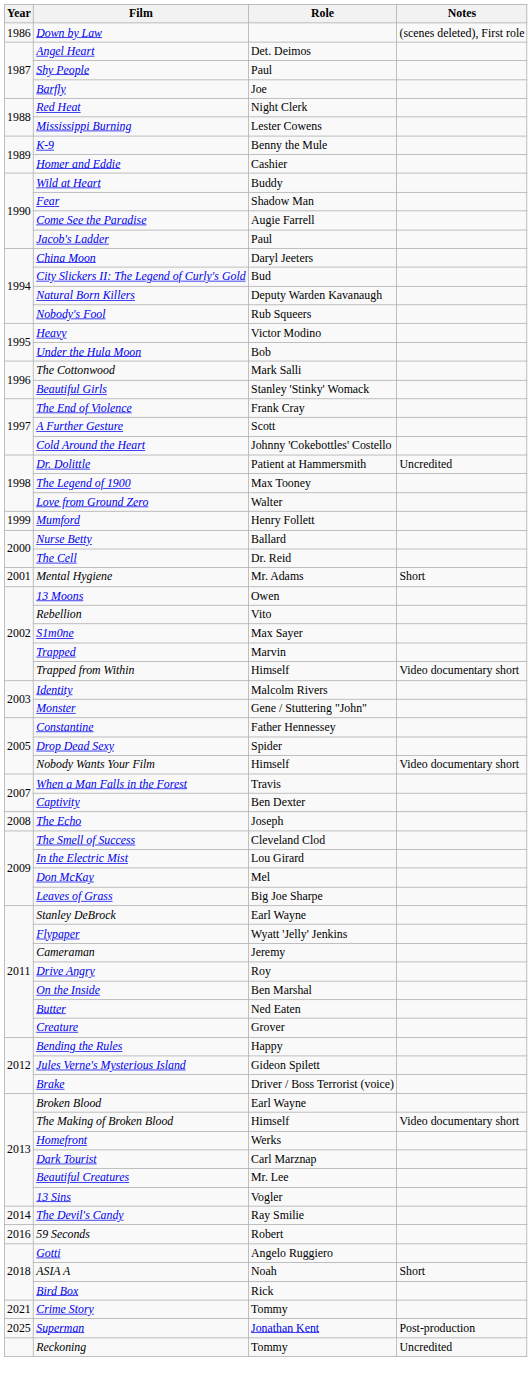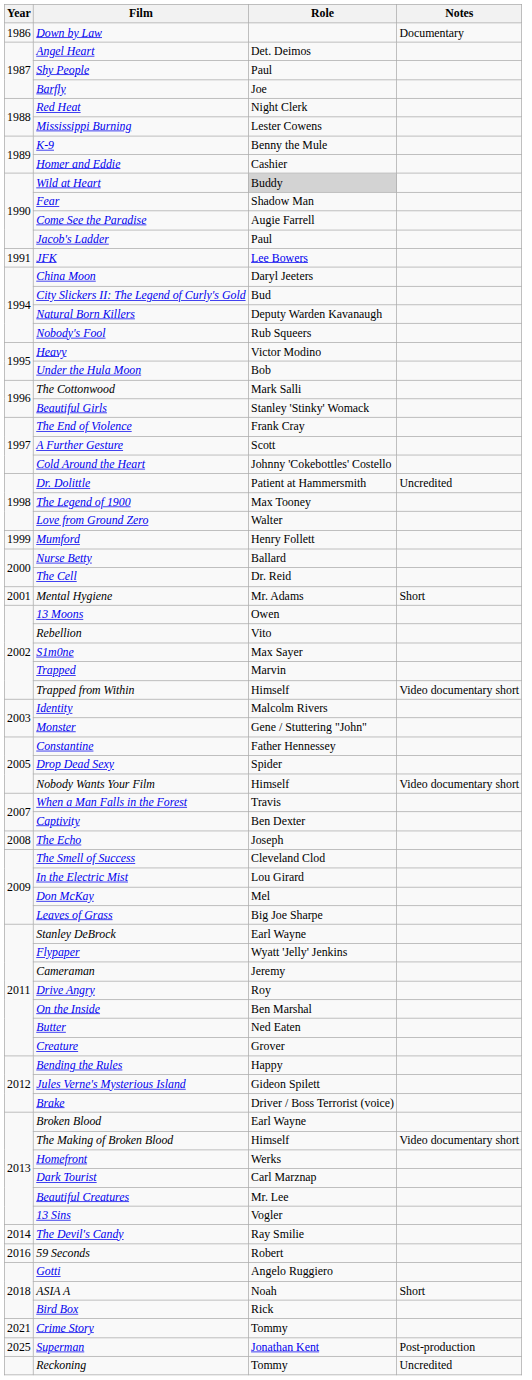(462, 32) (scenes deleted), First role -> (432, 32) Documentary
(267, 182) no background -> (267, 182) lightgrey background
+ row: (46, 257)
